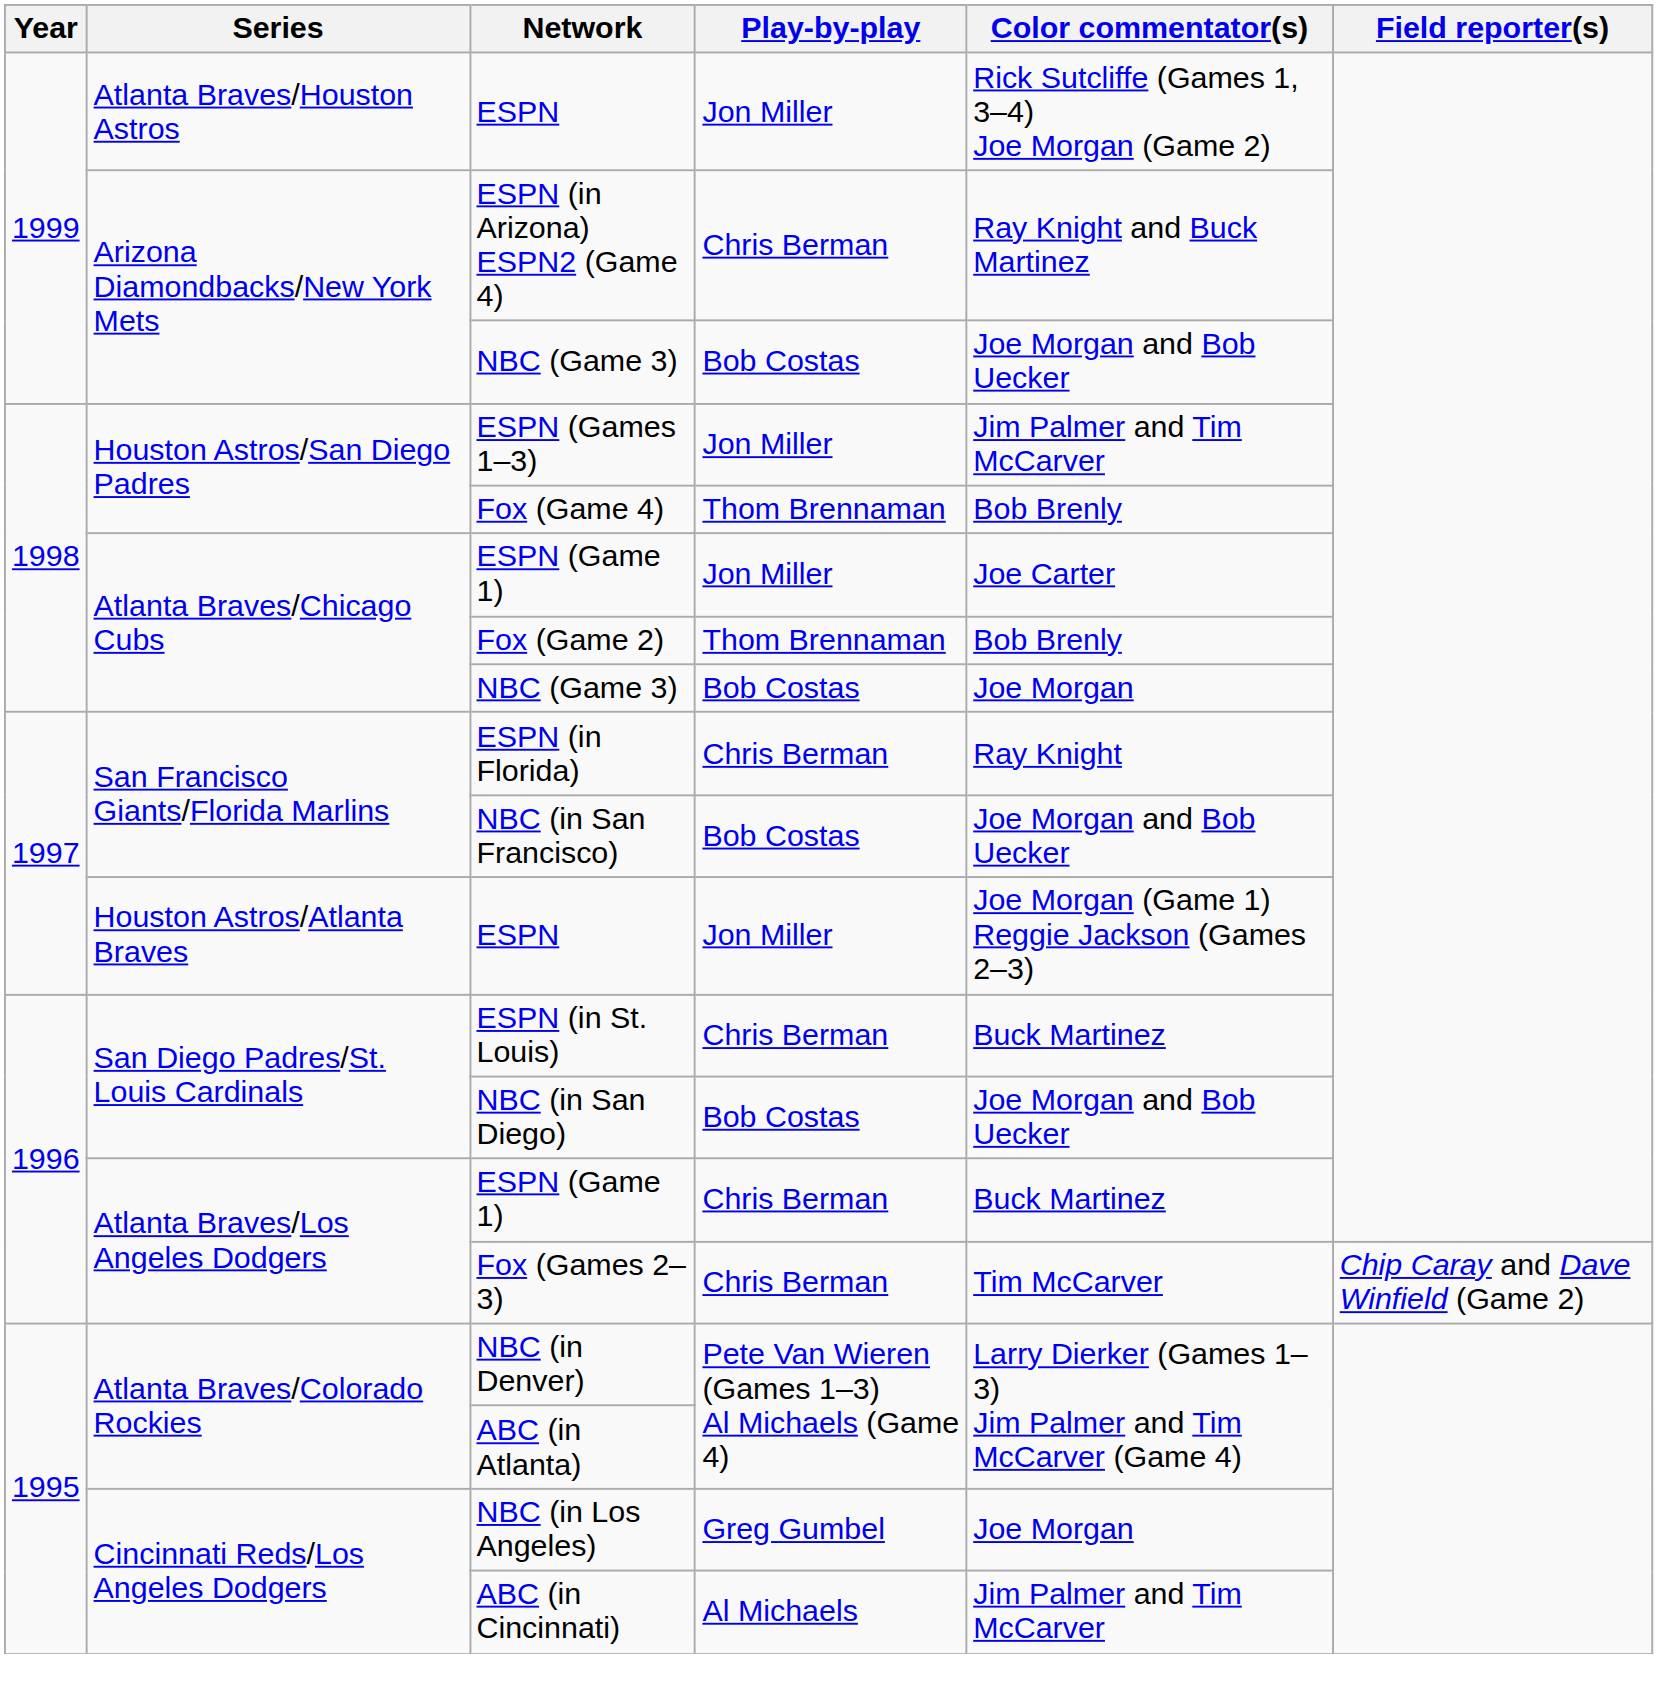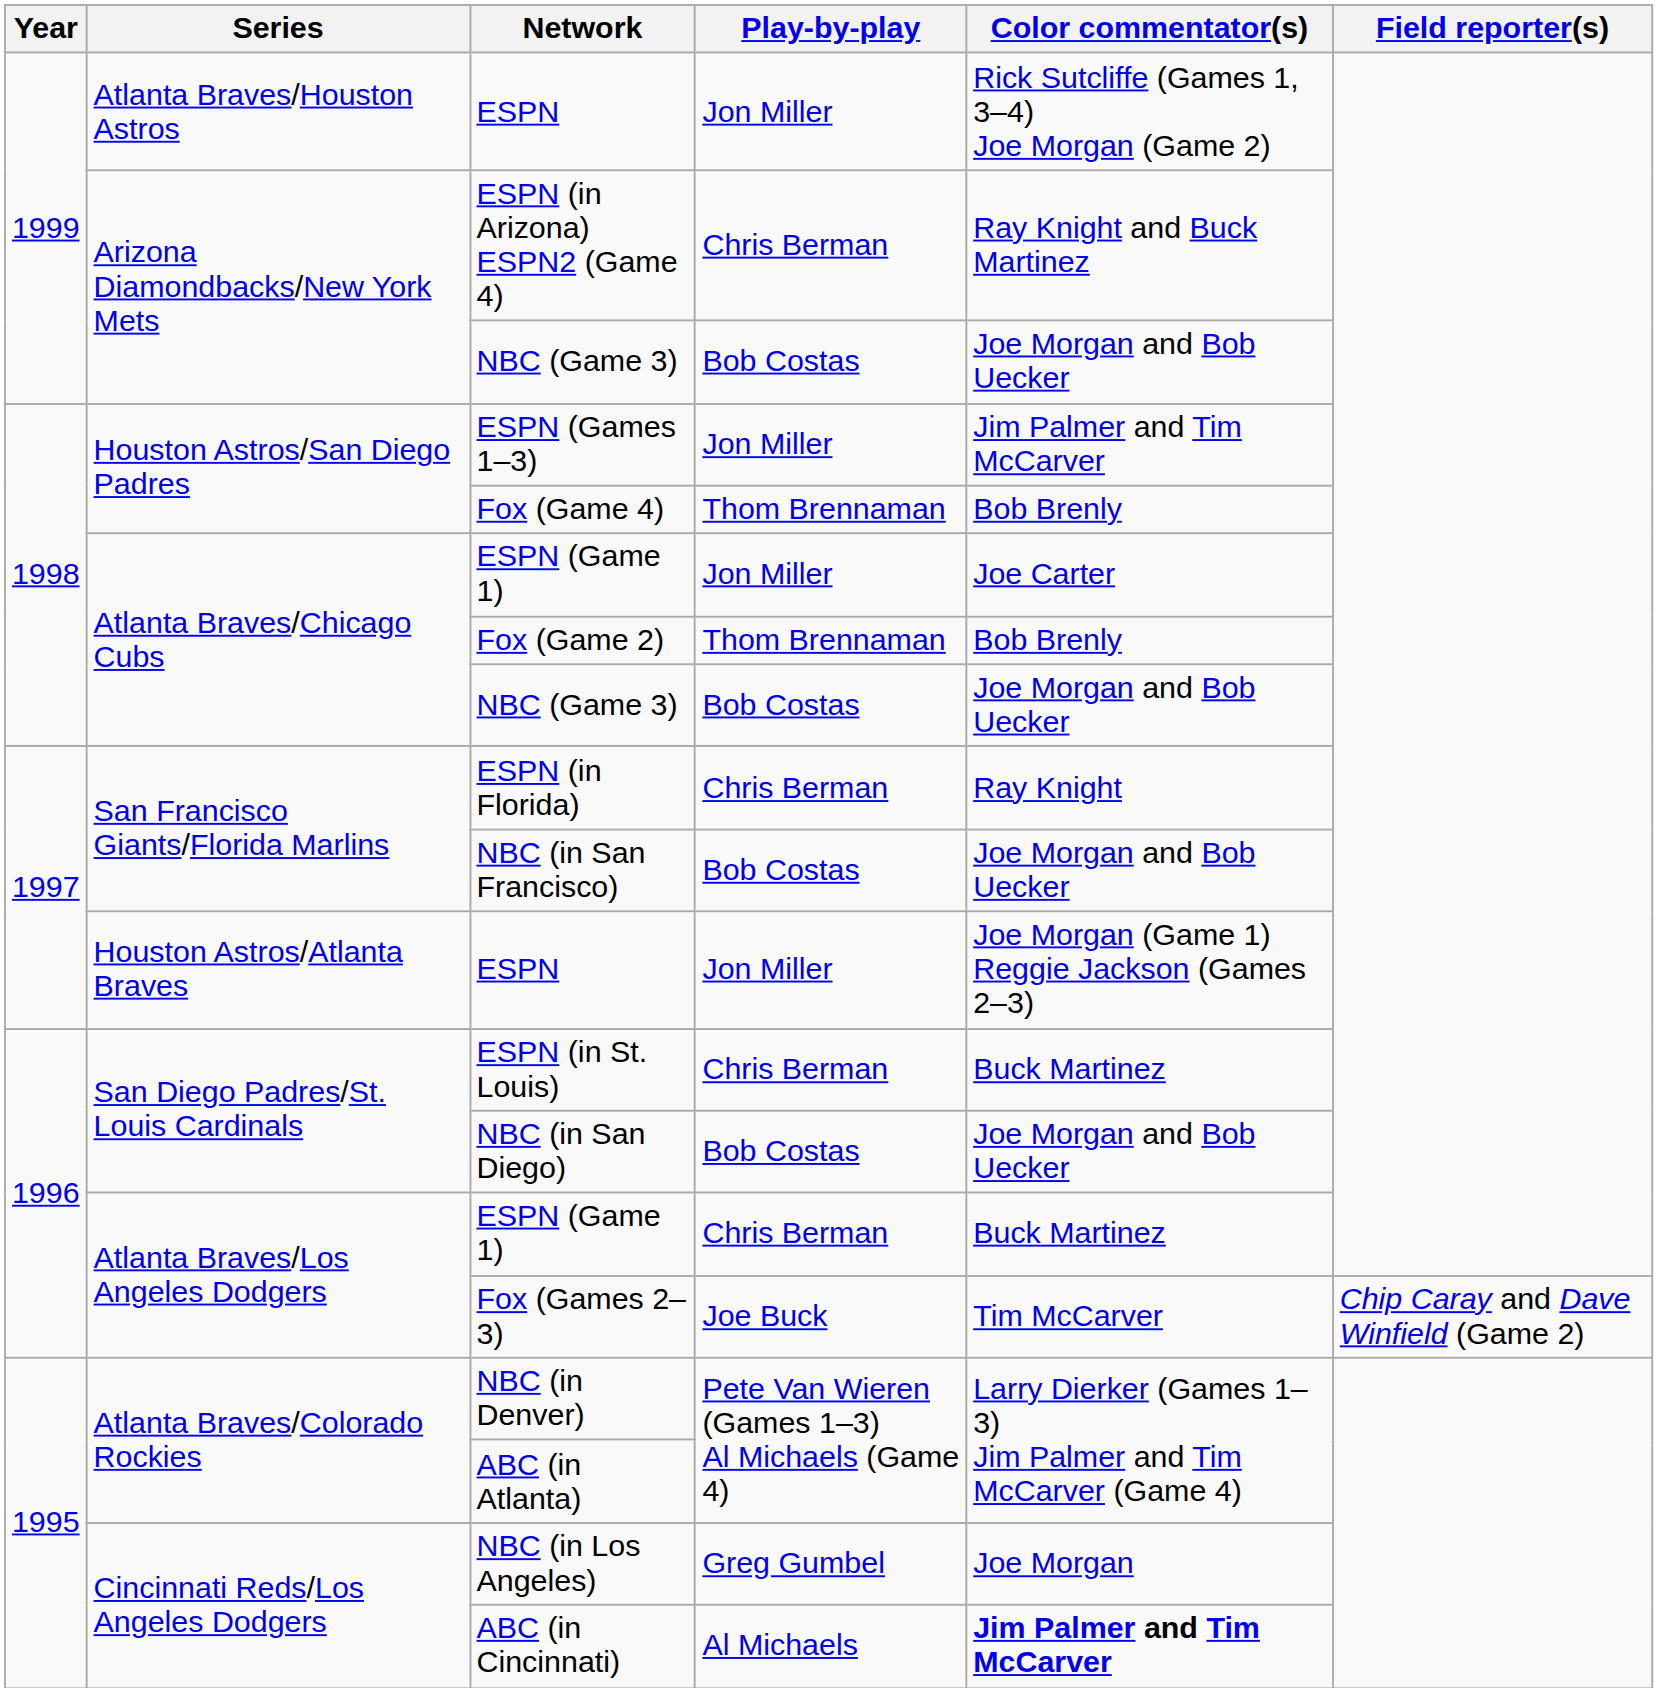(1053, 687) Joe Morgan -> (1114, 705) Joe Morgan and Bob Uecker
(795, 1281) Chris Berman -> (765, 1316) Joe Buck
(1108, 1611) normal -> (1117, 1645) bold
